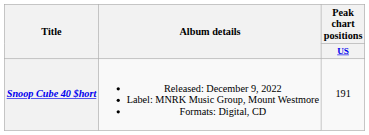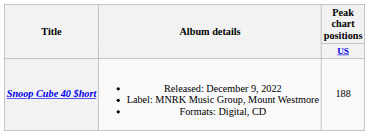(343, 94) 191 -> (343, 94) 188
